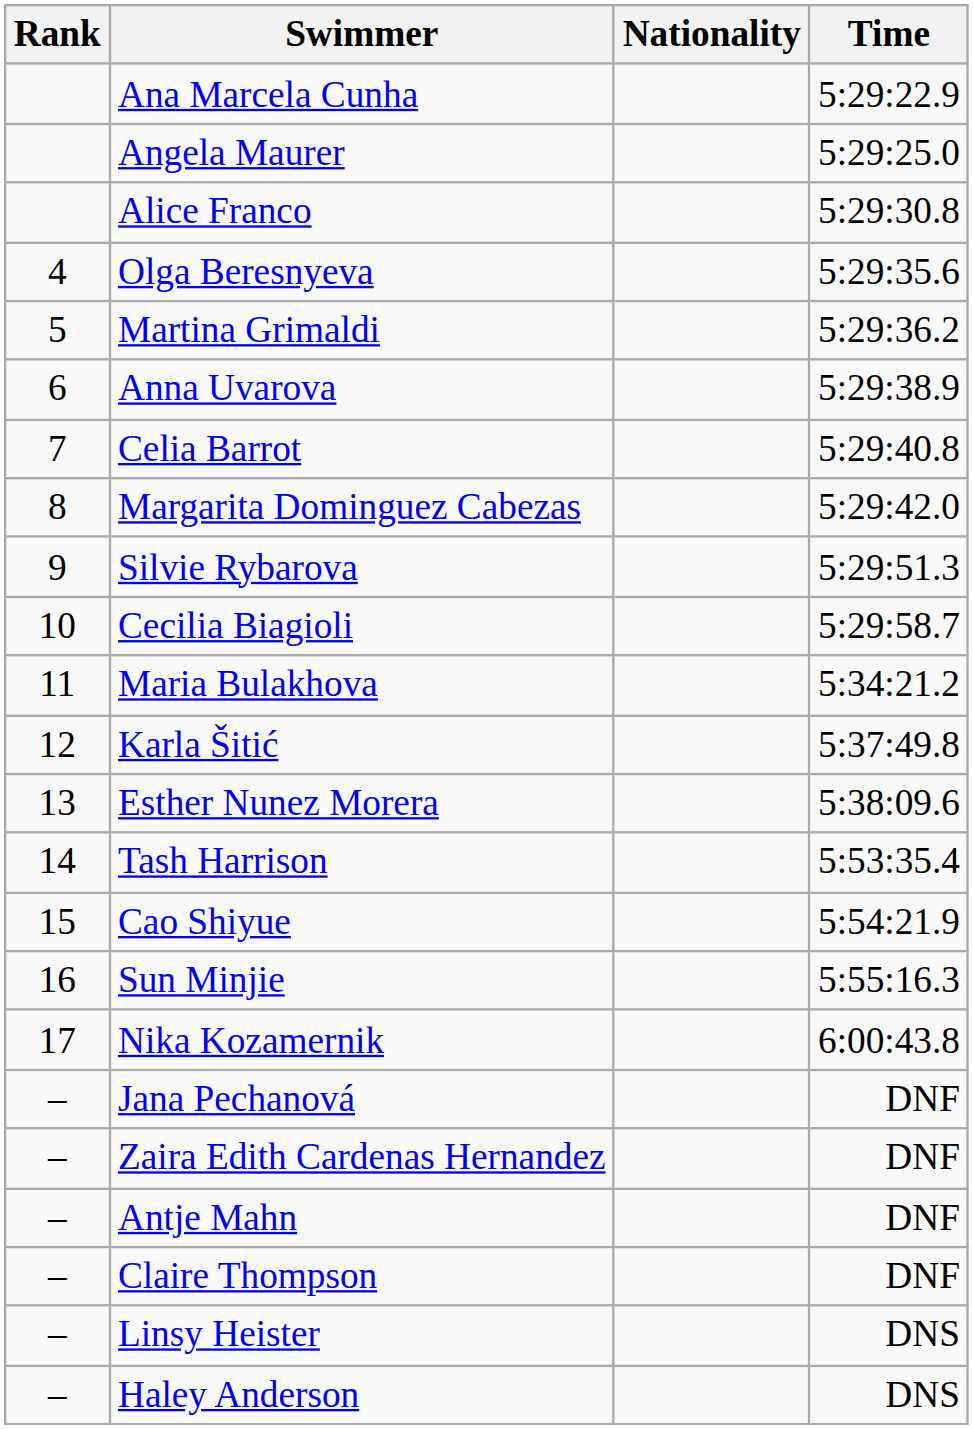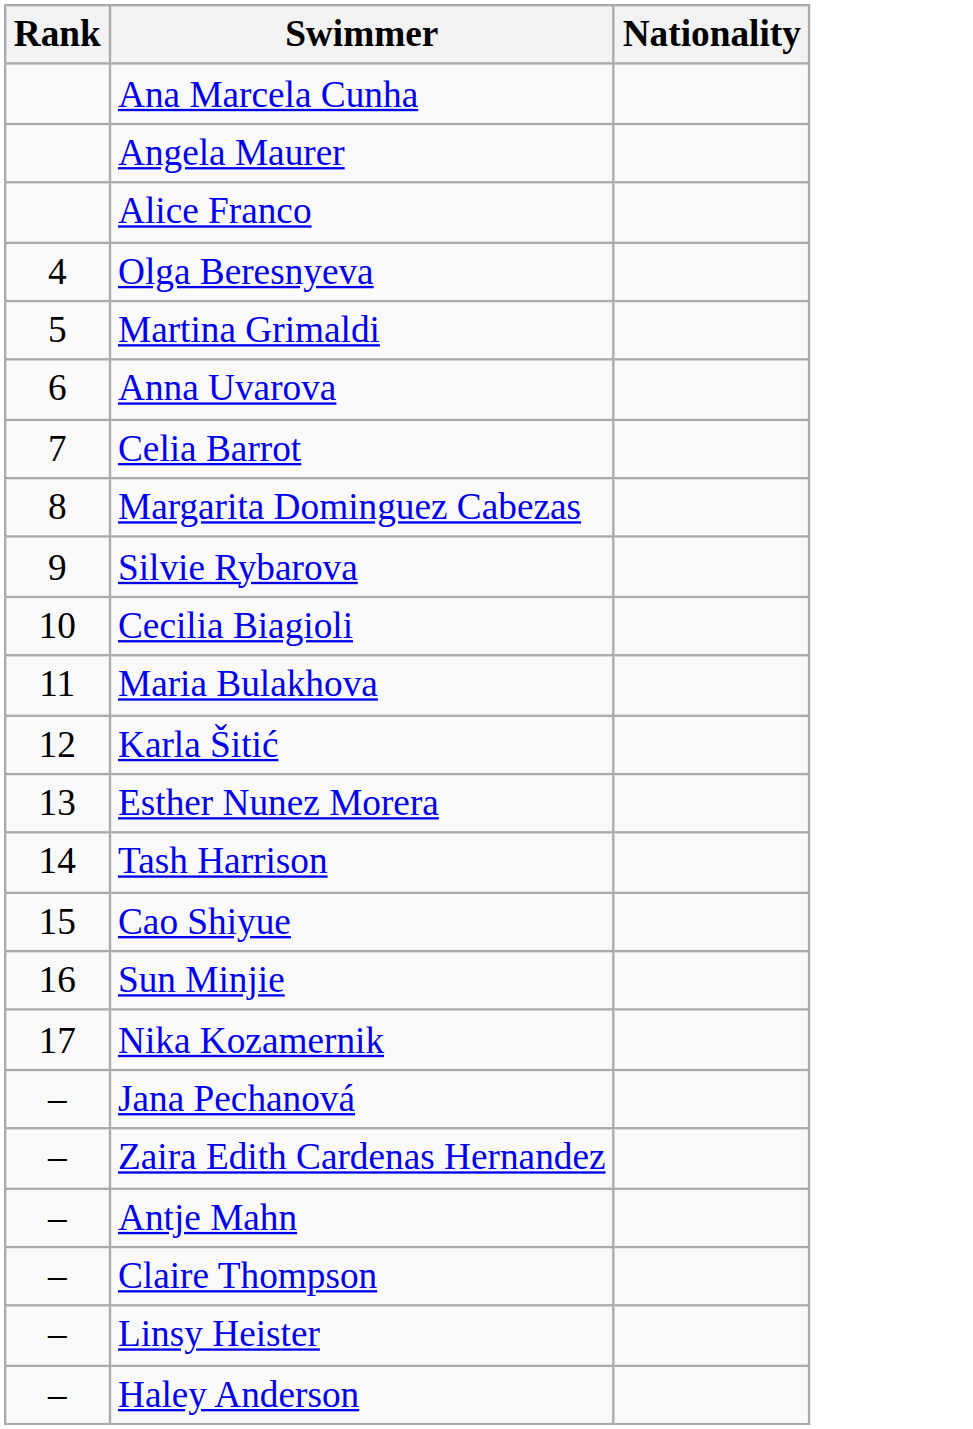- column: (889, 34)
